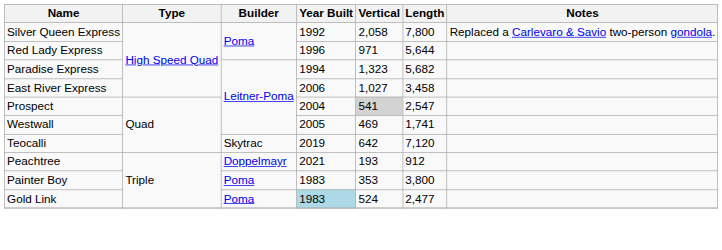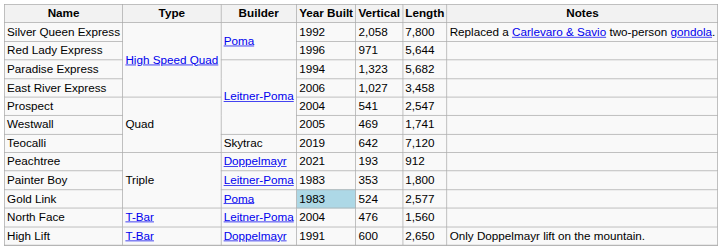(368, 106) lightgrey background -> (368, 106) no background
(239, 180) Poma -> (259, 180) Leitner-Poma
(420, 180) 3,800 -> (420, 180) 1,800
(420, 198) 2,477 -> (420, 198) 2,577
+ row: (36, 217)
+ row: (28, 236)
